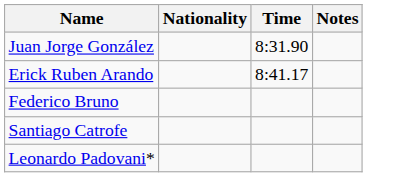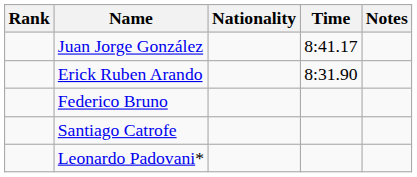+ column: (29, 18)
(282, 46) 8:31.90 -> (331, 46) 8:41.17
(282, 74) 8:41.17 -> (331, 74) 8:31.90
